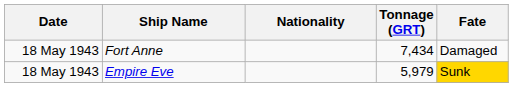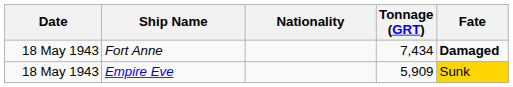(469, 51) normal -> (469, 51) bold
(417, 72) 5,979 -> (417, 72) 5,909
